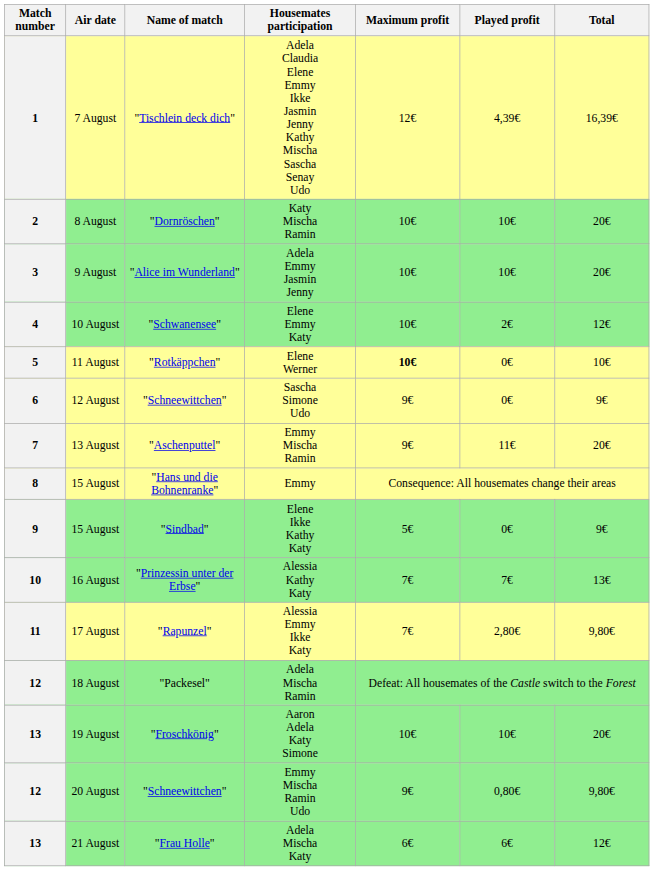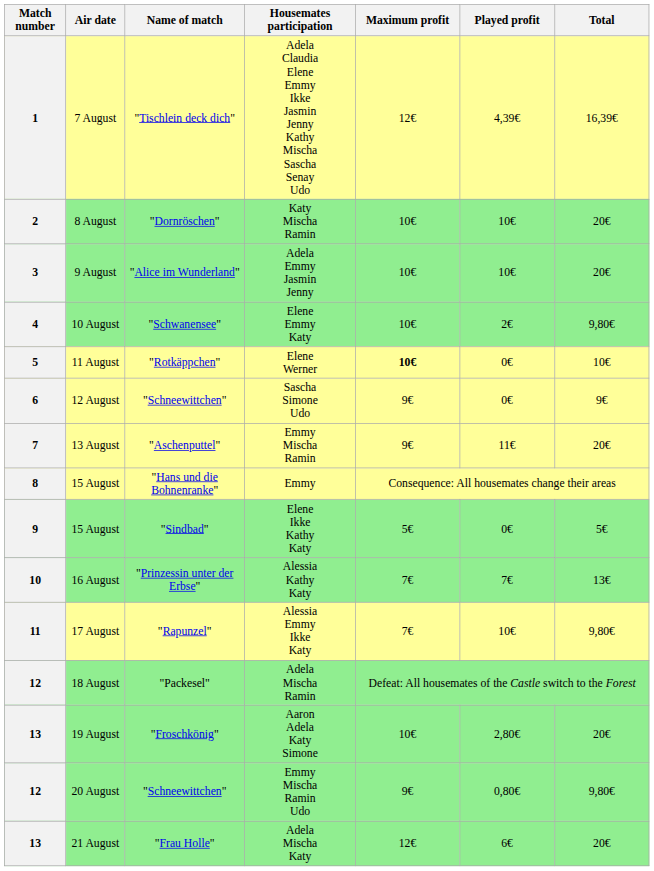(602, 324) 12€ -> (602, 324) 9,80€
(602, 528) 9€ -> (602, 528) 5€
(507, 631) 2,80€ -> (507, 631) 10€
(507, 734) 10€ -> (507, 734) 2,80€
(407, 843) 6€ -> (407, 843) 12€
(602, 843) 12€ -> (602, 843) 20€
